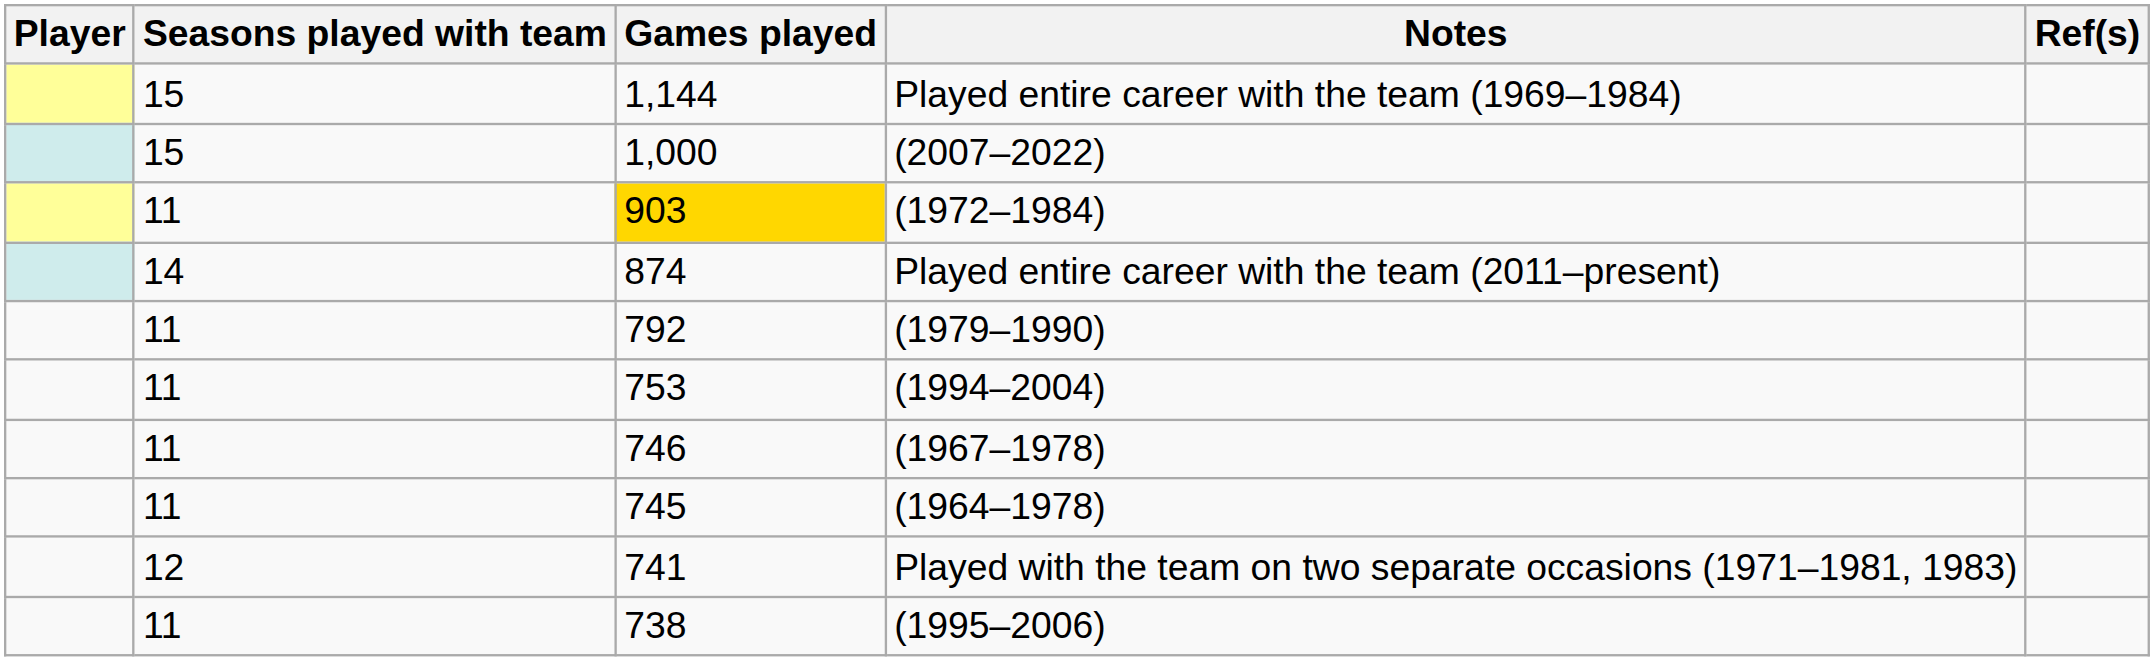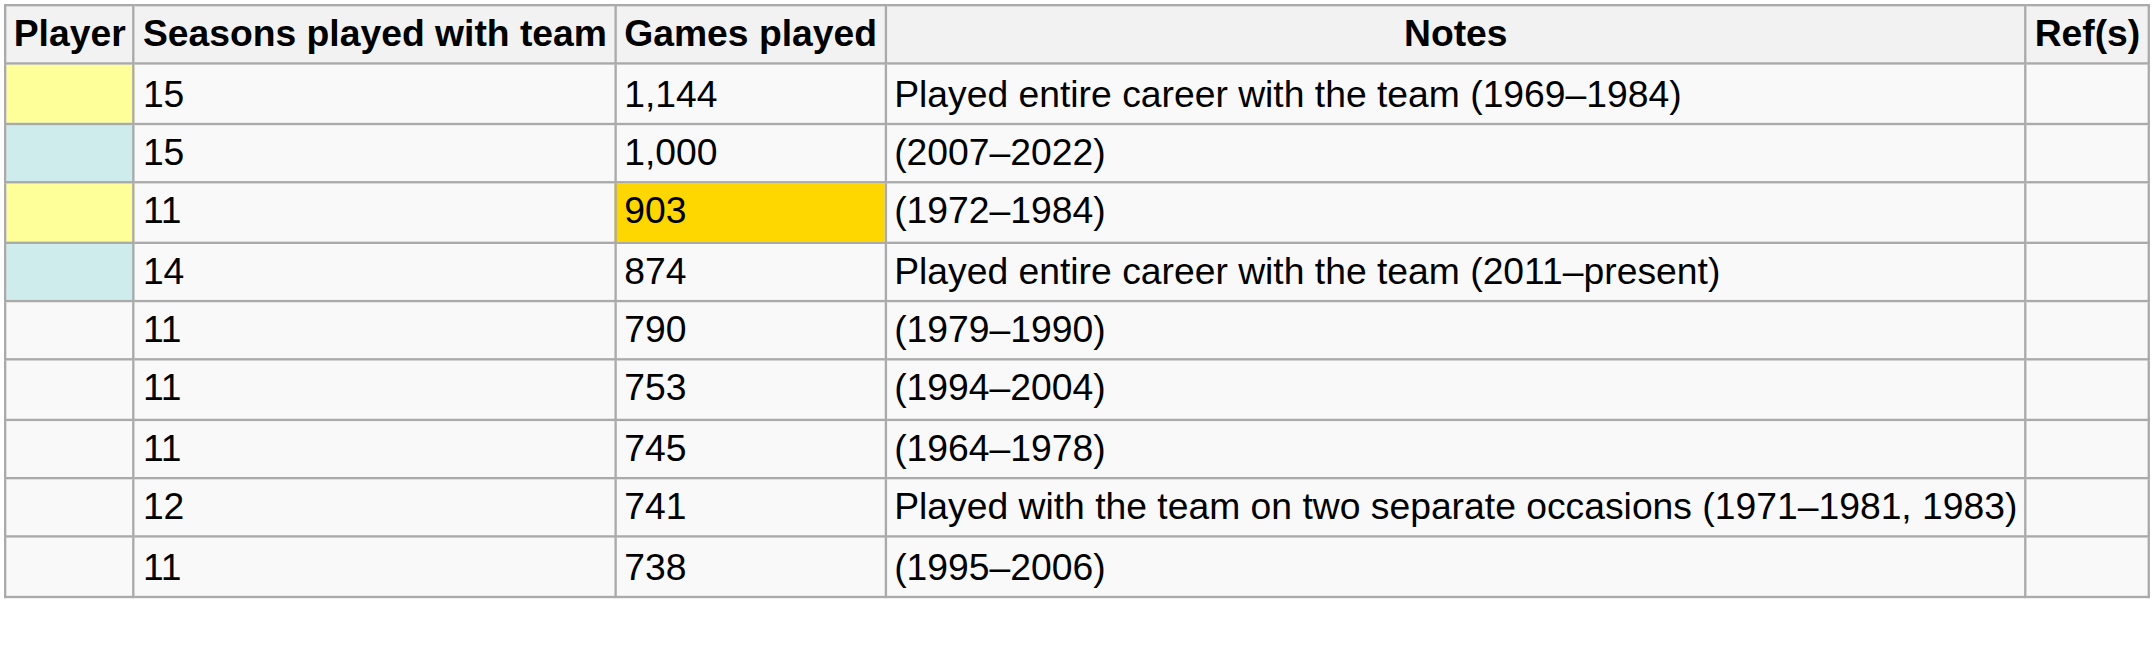(655, 329) 792 -> (655, 329) 790
- row: (1000, 447)
